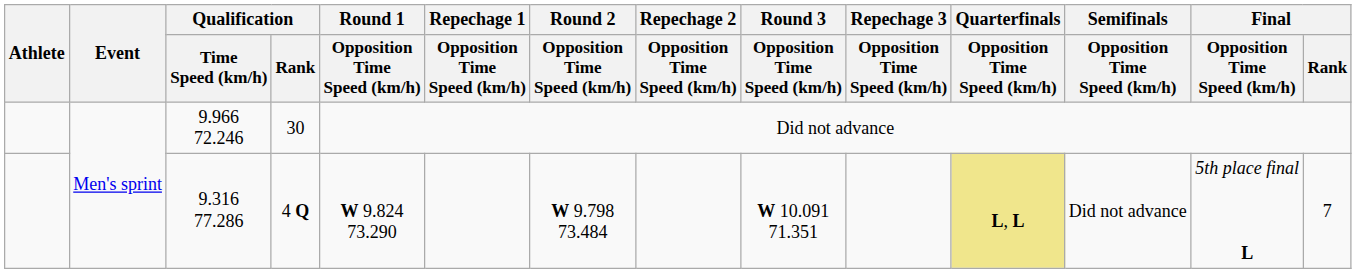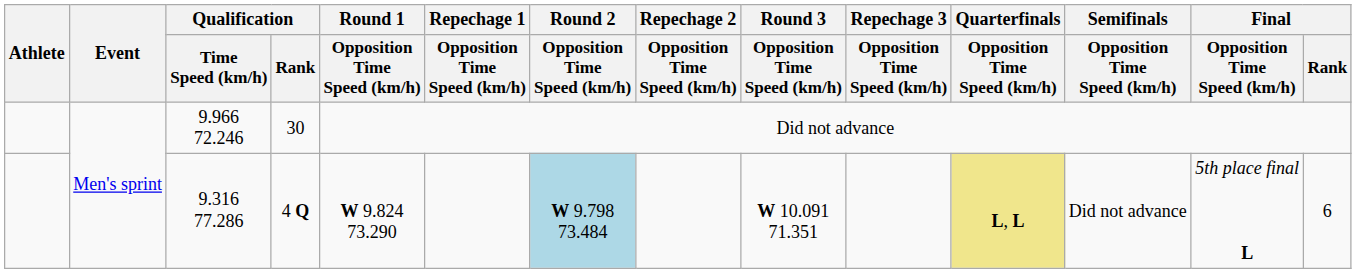(583, 221) no background -> (583, 221) lightblue background
(1327, 210) 7 -> (1327, 210) 6
